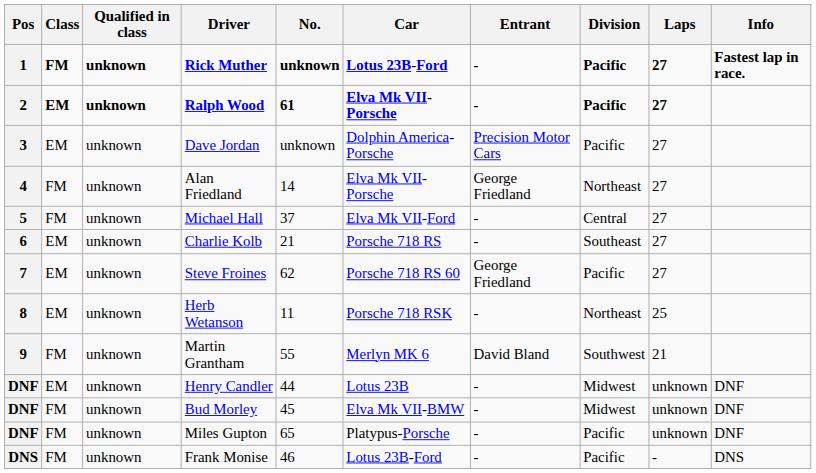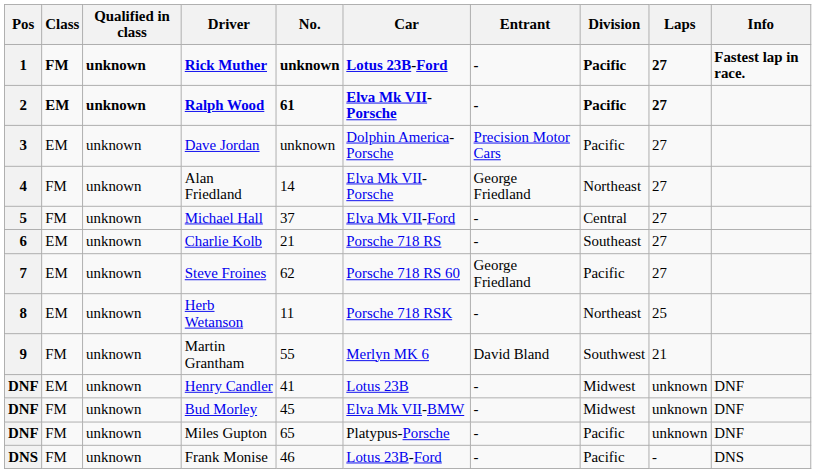(287, 386) 44 -> (287, 386) 41
